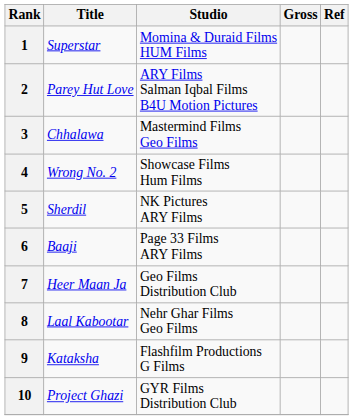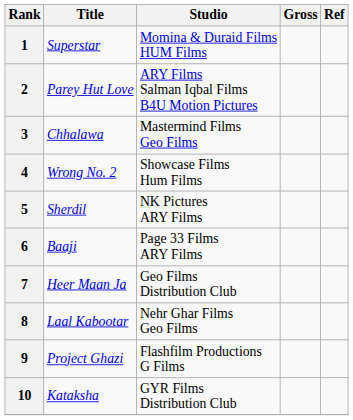(73, 358) Kataksha -> (85, 358) Project Ghazi
(85, 396) Project Ghazi -> (73, 396) Kataksha
